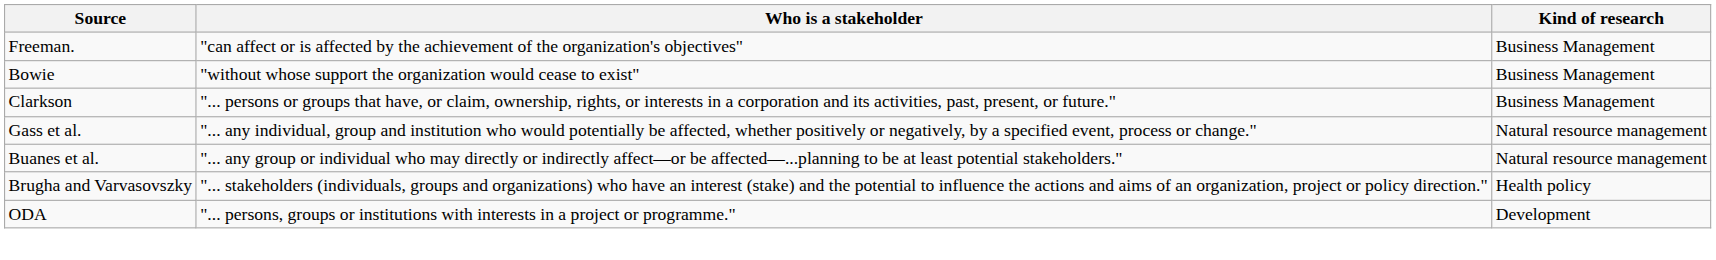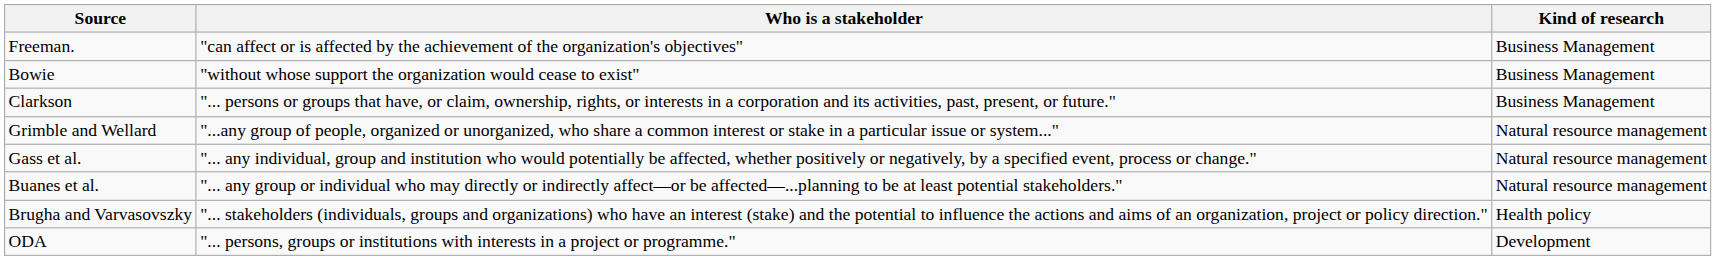+ row: (83, 130)
